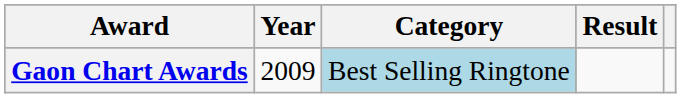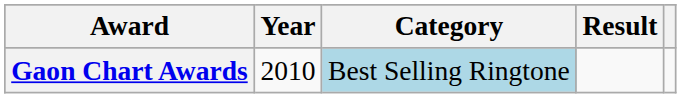(288, 69) 2009 -> (288, 69) 2010
